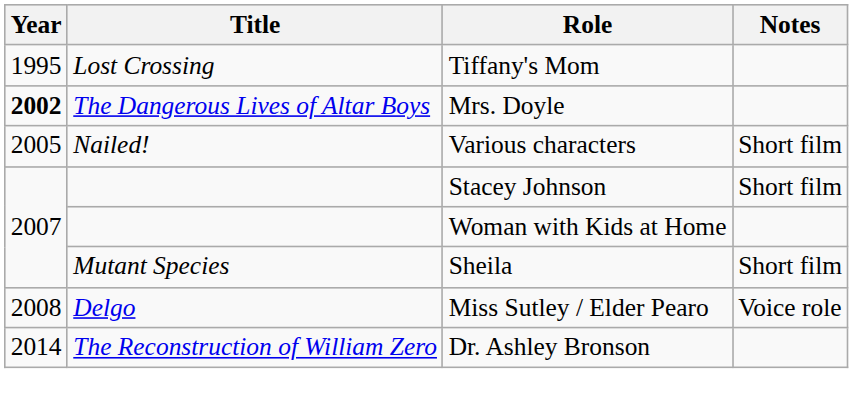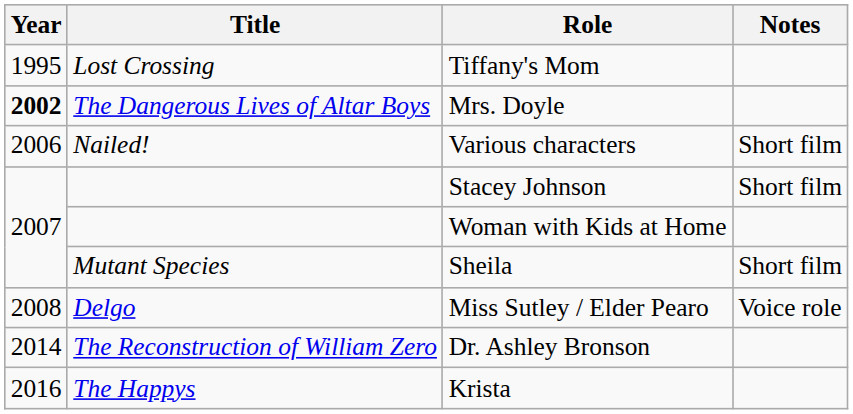(36, 145) 2005 -> (36, 145) 2006
+ row: (480, 387)
